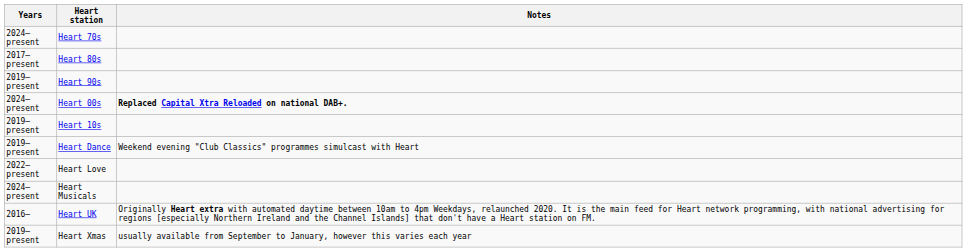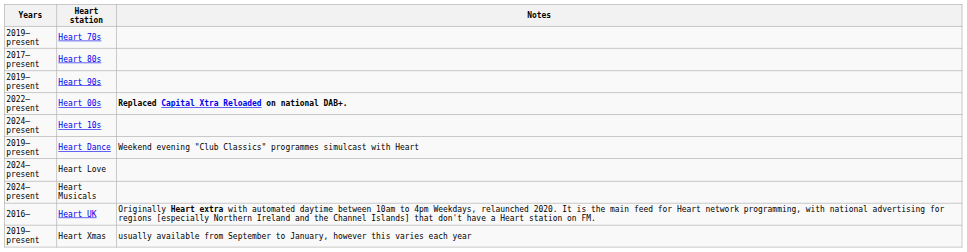(23, 37) 2024–present -> (23, 37) 2019–present
(23, 104) 2024–present -> (23, 104) 2022–present
(23, 126) 2019–present -> (23, 126) 2024–present
(23, 170) 2022–present -> (23, 170) 2024–present
